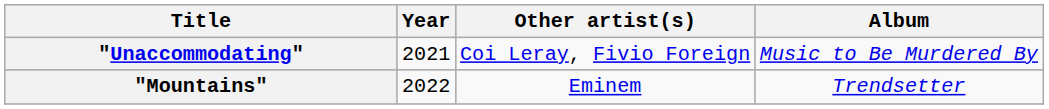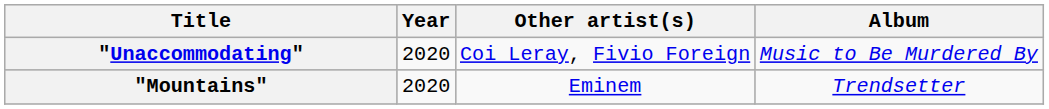(426, 54) 2021 -> (426, 54) 2020
(426, 87) 2022 -> (426, 87) 2020
